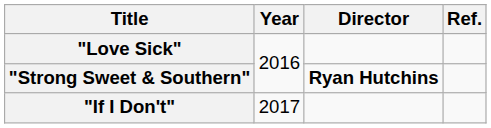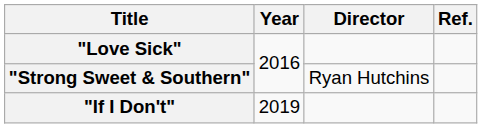(374, 78) bold -> (369, 78) normal
(279, 107) 2017 -> (279, 107) 2019
